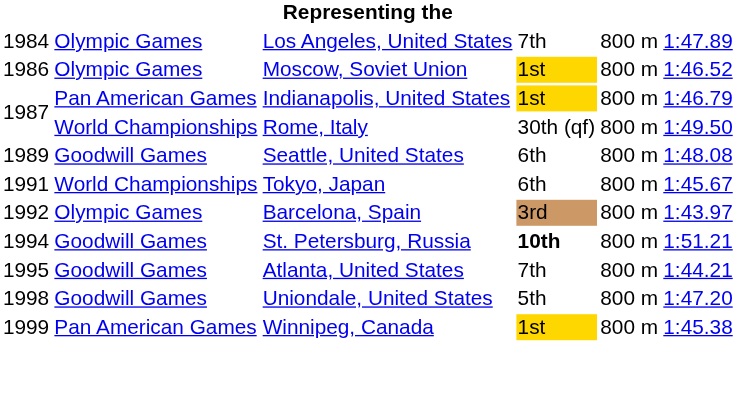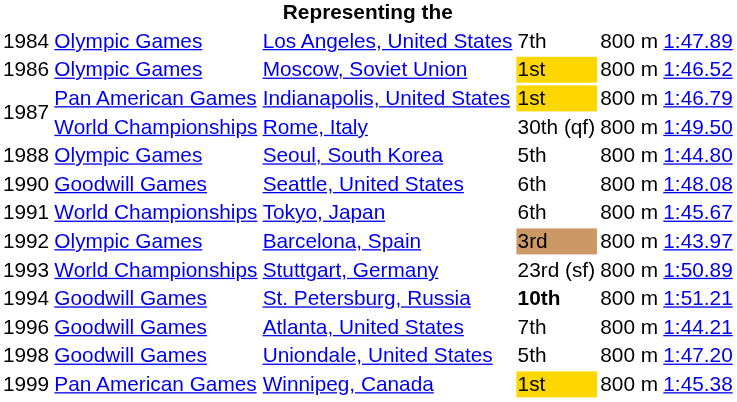+ row: (353, 155)
(26, 155) 1989 -> (26, 184) 1990
+ row: (351, 269)
(26, 269) 1995 -> (26, 327) 1996
